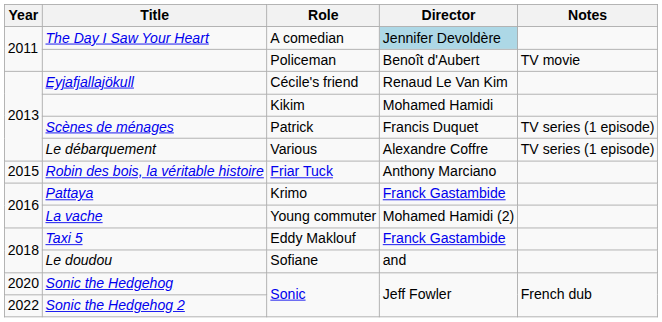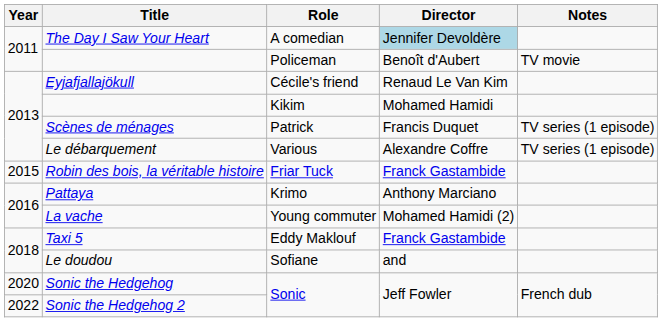(440, 171) Anthony Marciano -> (444, 171) Franck Gastambide
(444, 194) Franck Gastambide -> (440, 194) Anthony Marciano
